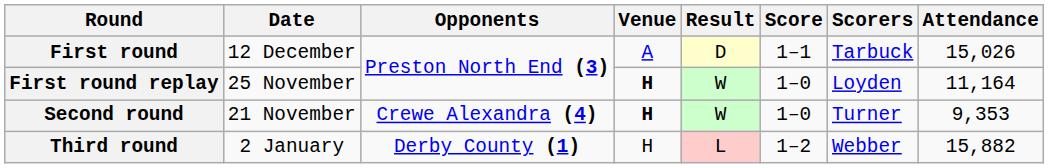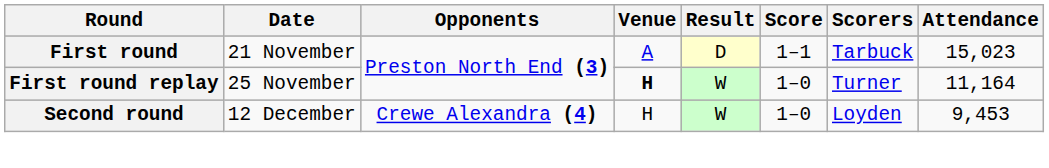(292, 52) 12 December -> (292, 52) 21 November
(981, 52) 15,026 -> (981, 52) 15,023
(867, 84) Loyden -> (867, 84) Turner
(292, 115) 21 November -> (292, 115) 12 December
(647, 115) bold -> (647, 115) normal
(867, 115) Turner -> (867, 115) Loyden
(981, 115) 9,353 -> (981, 115) 9,453
- row: (114, 147)
